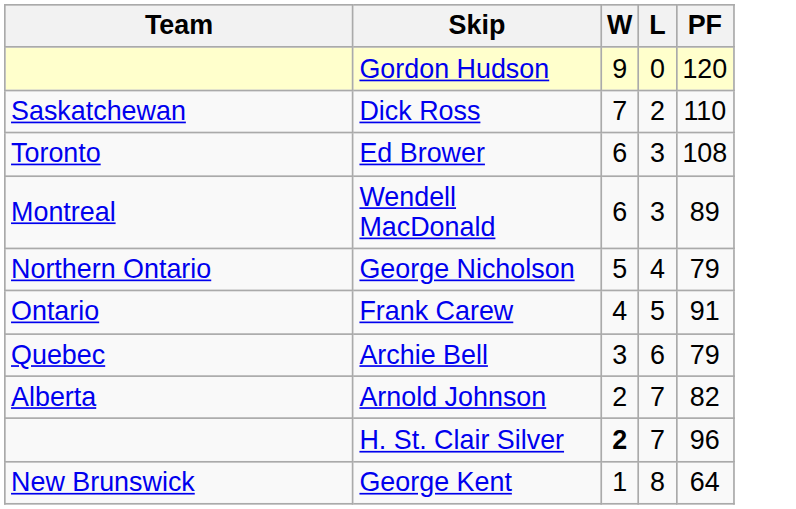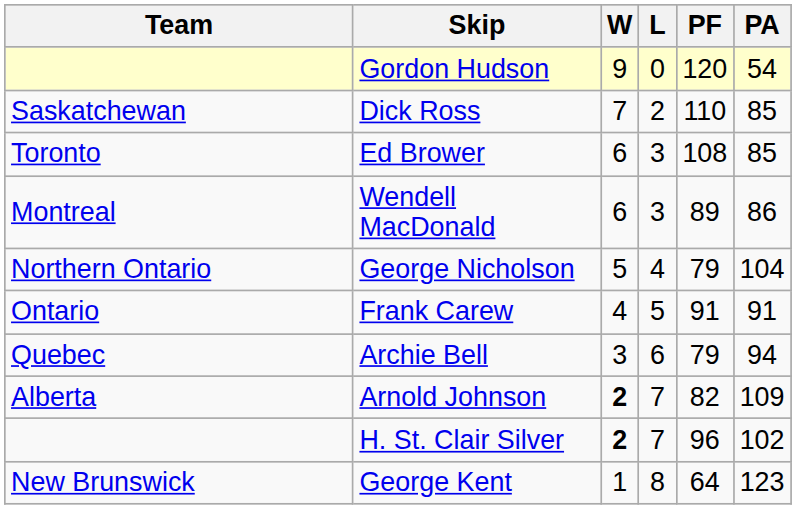+ column: (762, 25)
(620, 397) normal -> (620, 397) bold
